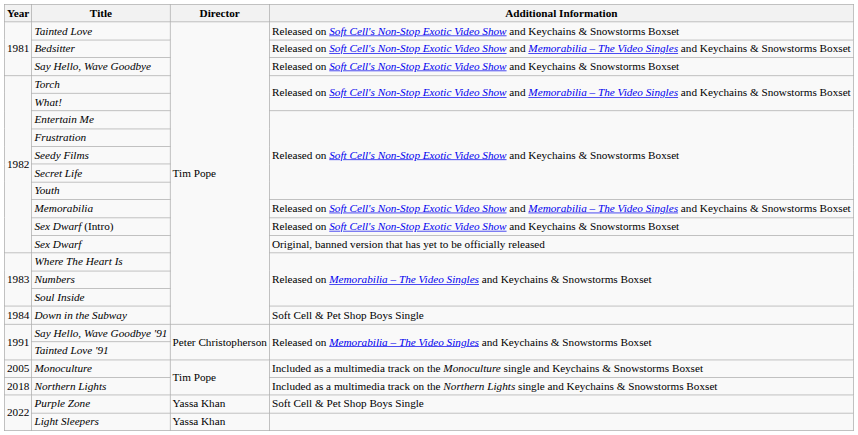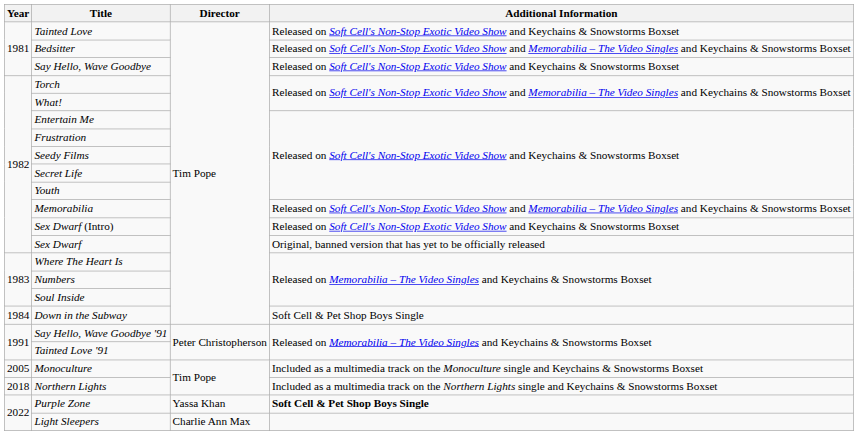(348, 404) normal -> (350, 404) bold
(199, 421) Yassa Khan -> (211, 421) Charlie Ann Max
